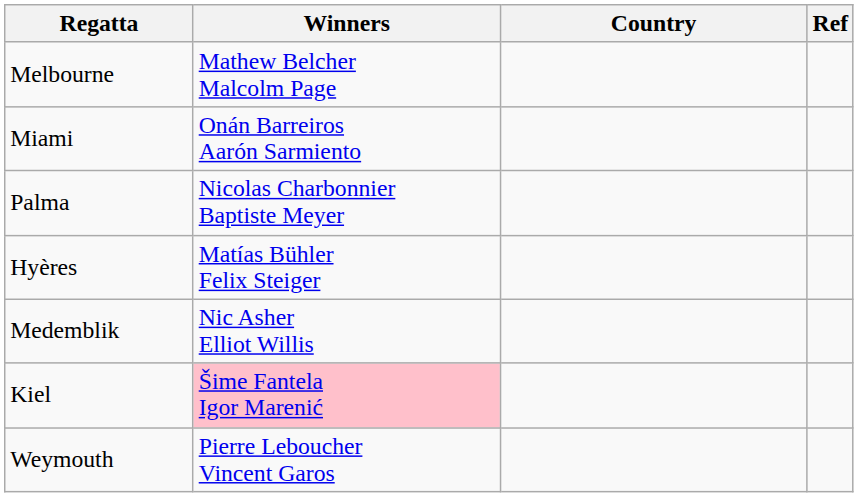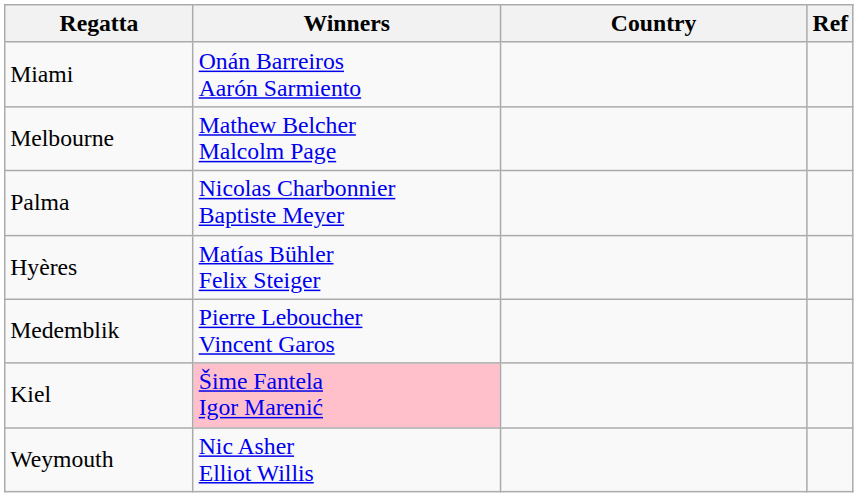rows swapped: (62, 74) <-> (42, 138)
(256, 330) Nic Asher Elliot Willis -> (281, 330) Pierre Leboucher Vincent Garos
(281, 459) Pierre Leboucher Vincent Garos -> (256, 459) Nic Asher Elliot Willis
